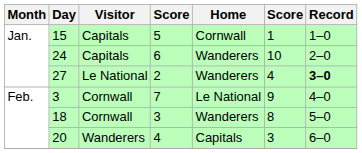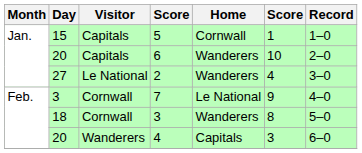(59, 55) 24 -> (59, 55) 20
(320, 76) bold -> (320, 76) normal
